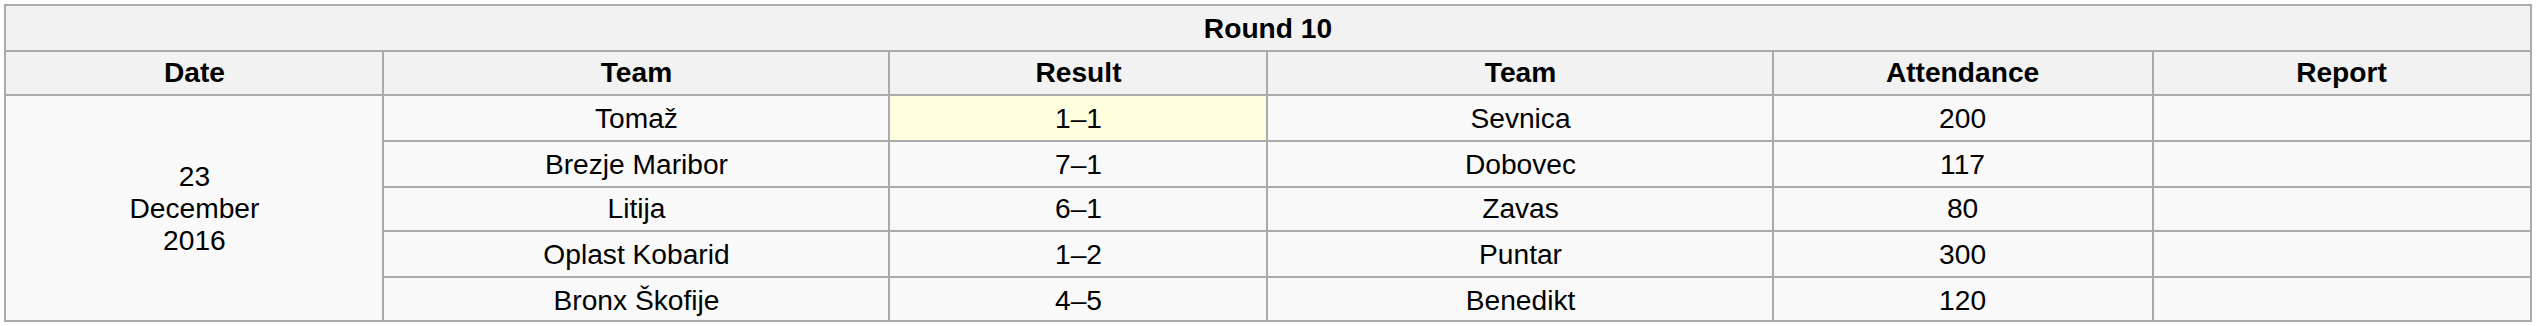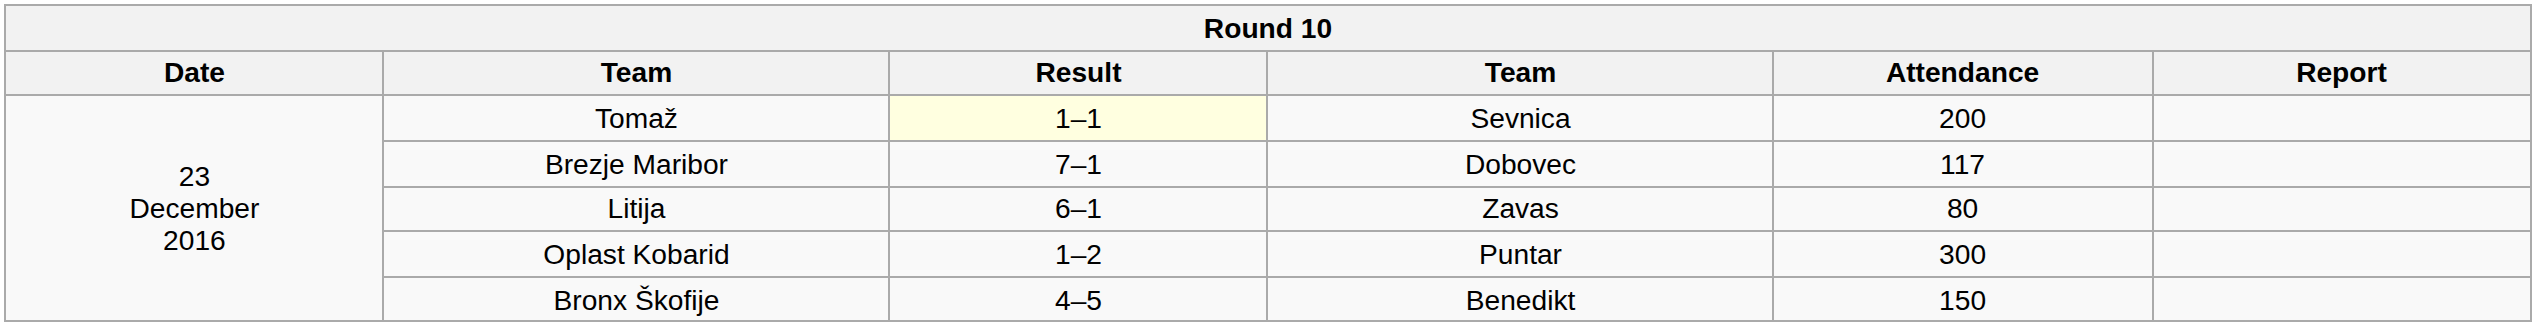(1963, 299) 120 -> (1963, 299) 150
